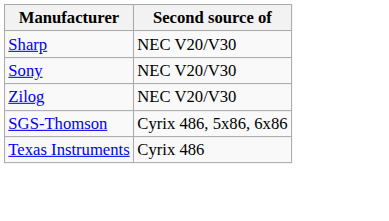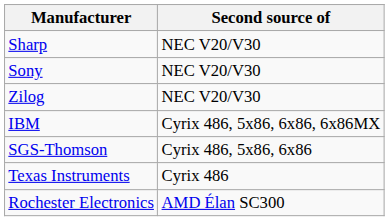+ row: (24, 123)
+ row: (81, 202)
